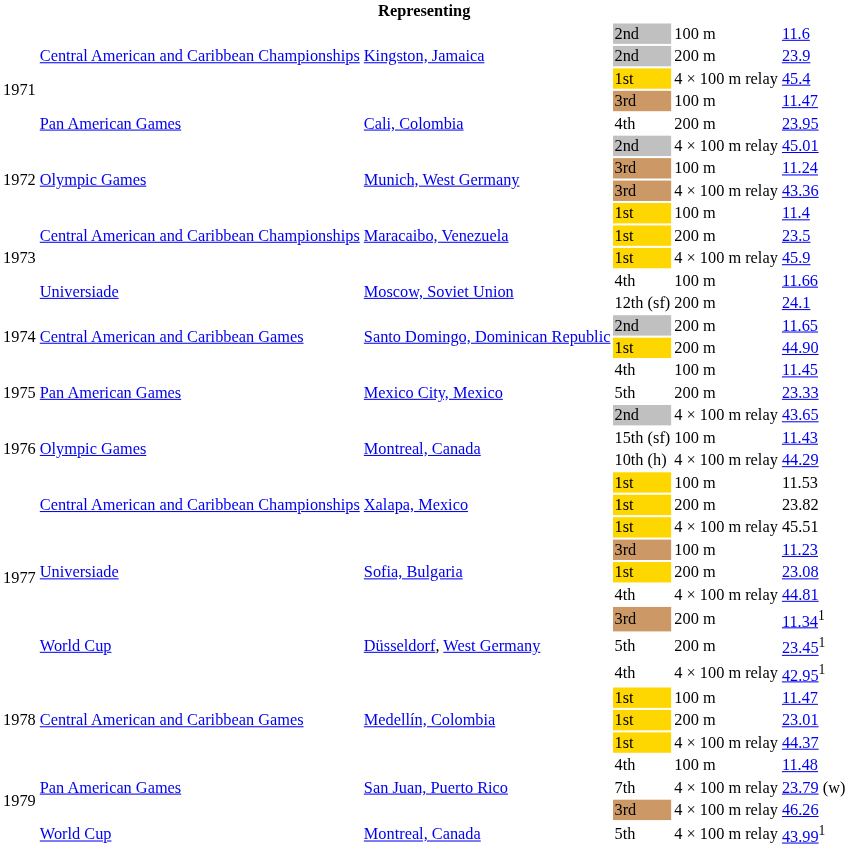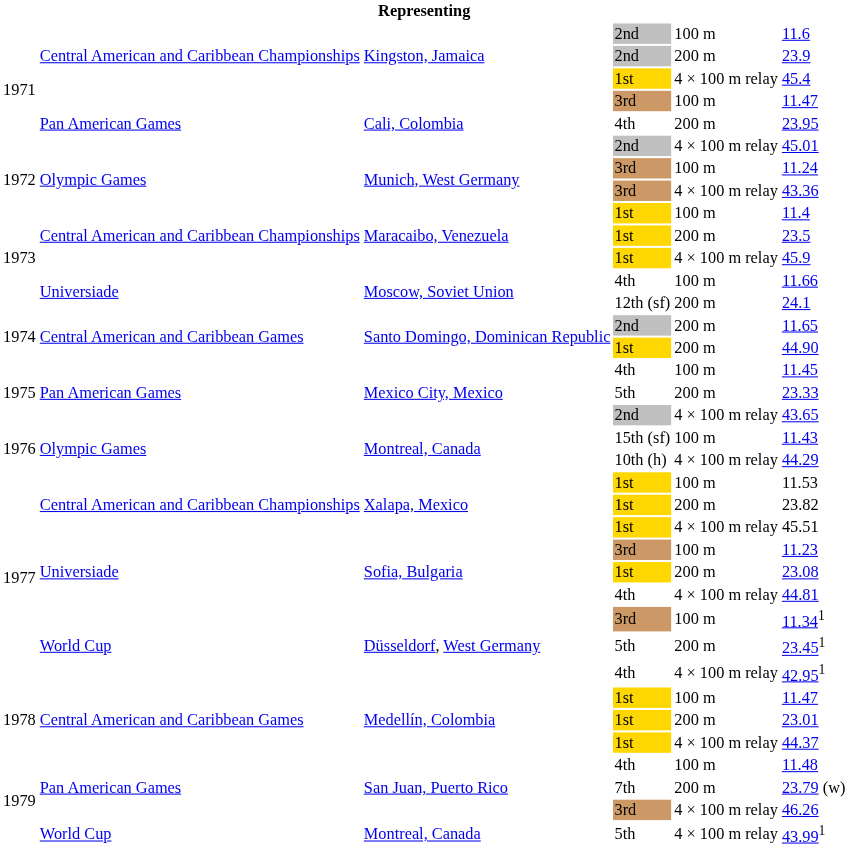(695, 619) 200 m -> (695, 619) 100 m
(726, 787) 4 × 100 m relay -> (695, 787) 200 m
